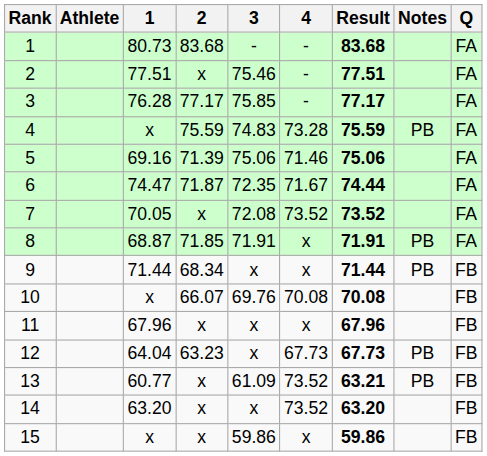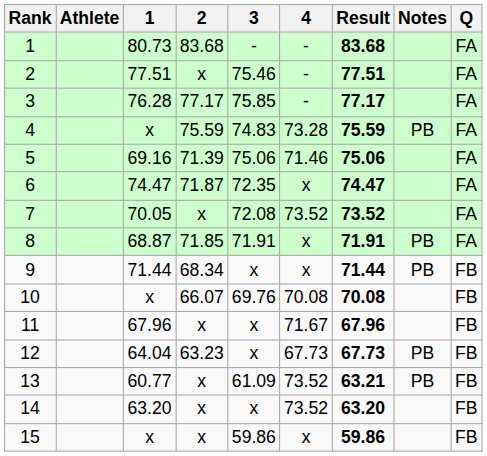(306, 185) 71.67 -> (306, 185) x
(363, 185) 74.44 -> (363, 185) 74.47
(306, 325) x -> (306, 325) 71.67
